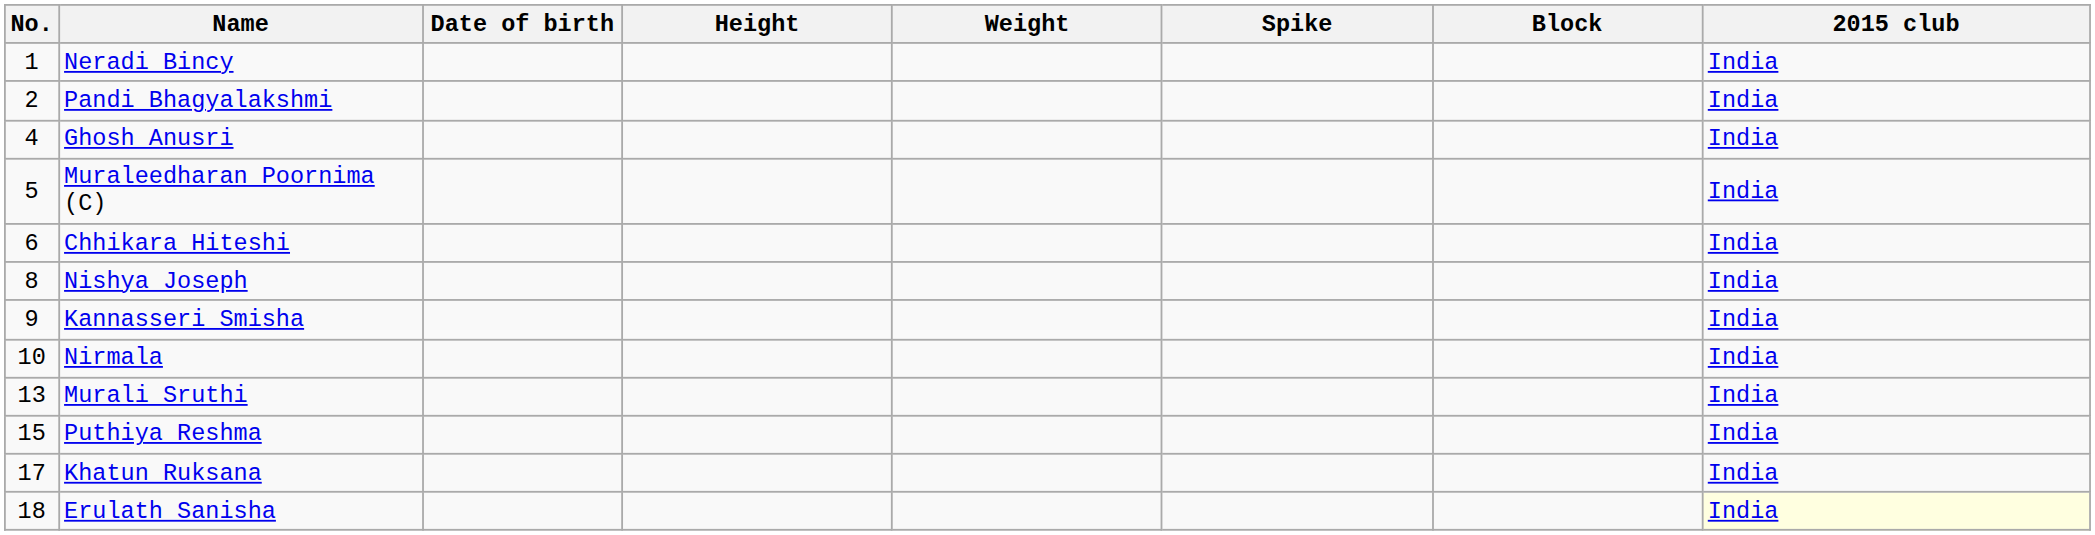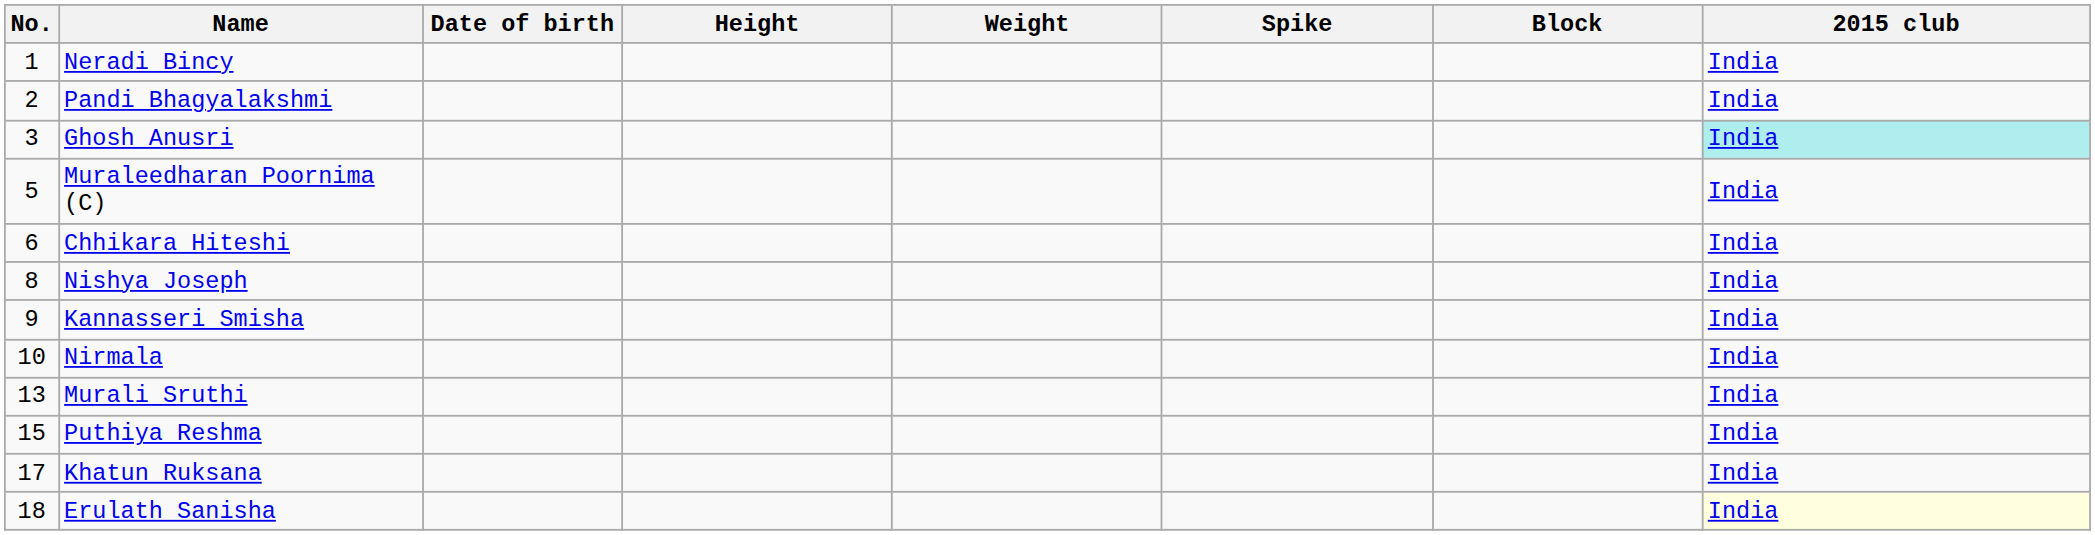(32, 139) 4 -> (32, 139) 3
(1743, 139) no background -> (1743, 139) paleturquoise background
